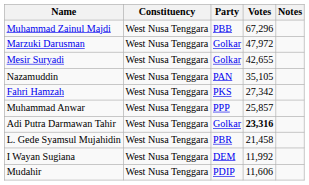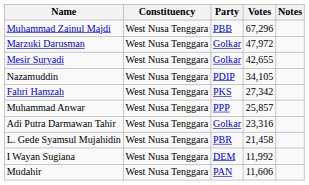(223, 76) PAN -> (224, 76) PDIP
(259, 76) 35,105 -> (259, 76) 34,105
(259, 124) bold -> (259, 124) normal
(224, 172) PDIP -> (223, 172) PAN
